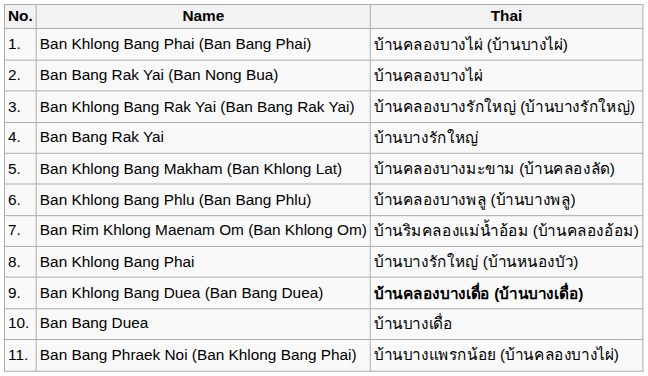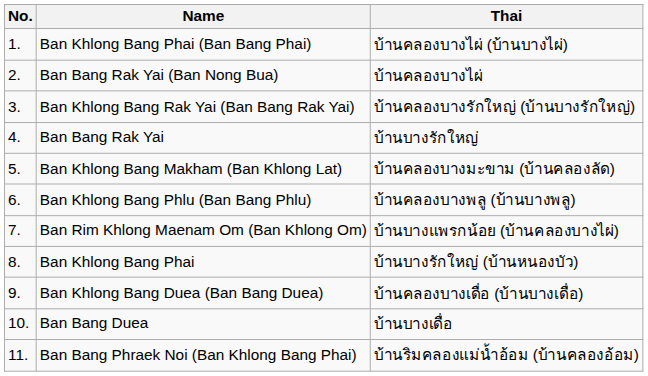(506, 231) บ้านริมคลองแม่น้ำอ้อม (บ้านคลองอ้อม) -> (496, 231) บ้านบางแพรกน้อย (บ้านคลองบางไผ่)
(479, 293) bold -> (479, 293) normal
(496, 355) บ้านบางแพรกน้อย (บ้านคลองบางไผ่) -> (506, 355) บ้านริมคลองแม่น้ำอ้อม (บ้านคลองอ้อม)
